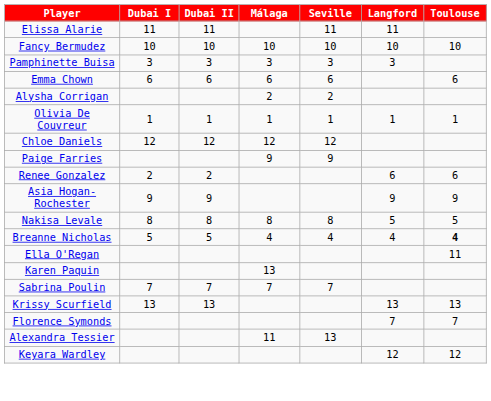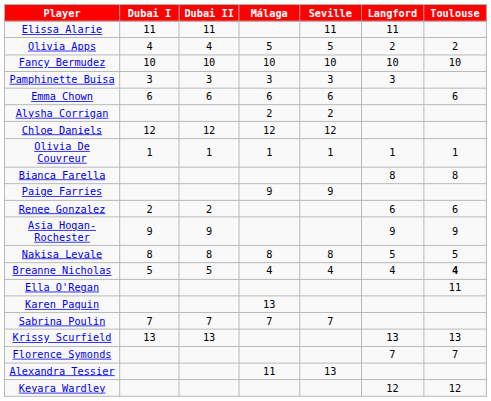+ row: (62, 46)
rows swapped: (62, 142) <-> (62, 119)
+ row: (62, 175)
